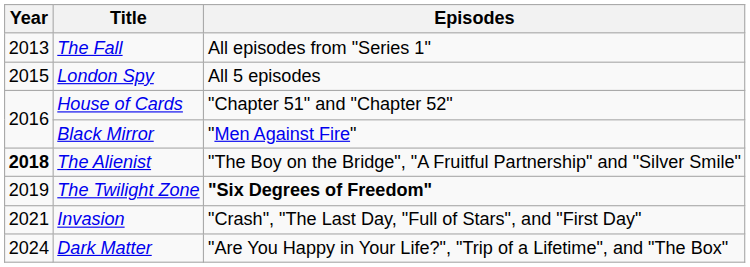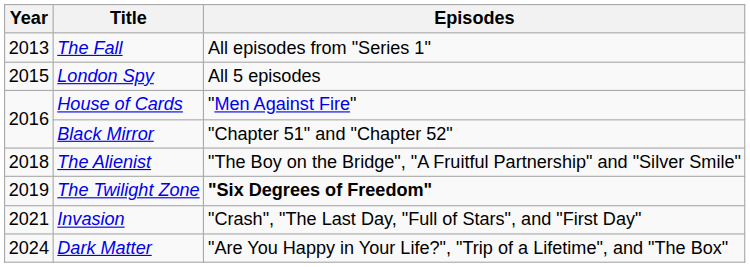(330, 104) "Chapter 51" and "Chapter 52" -> (282, 104) "Men Against Fire"
(282, 133) "Men Against Fire" -> (330, 133) "Chapter 51" and "Chapter 52"
(29, 162) bold -> (29, 162) normal
